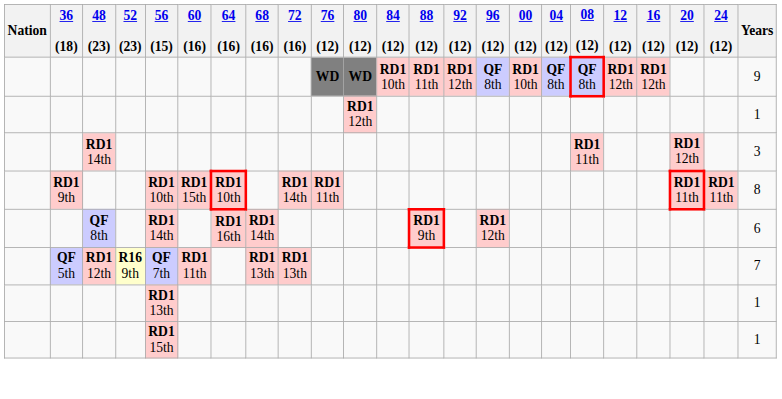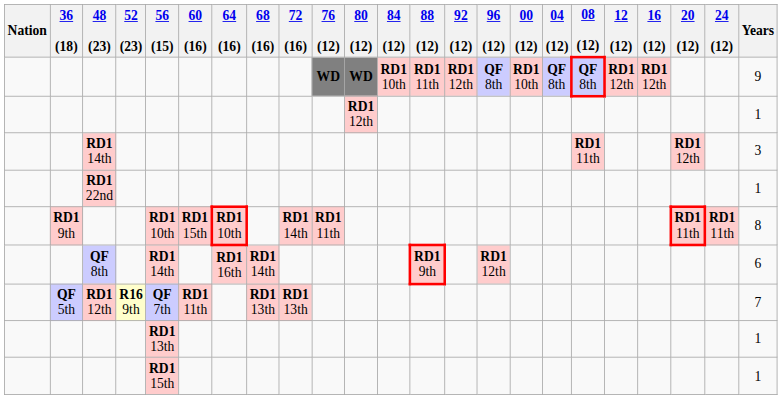+ row: (66, 188)
